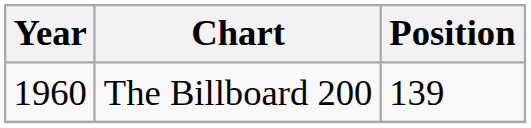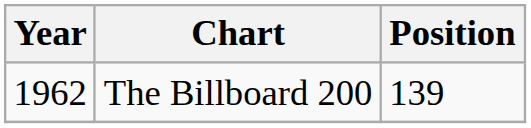(50, 91) 1960 -> (50, 91) 1962
